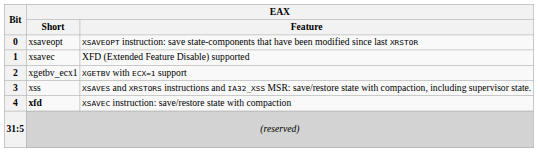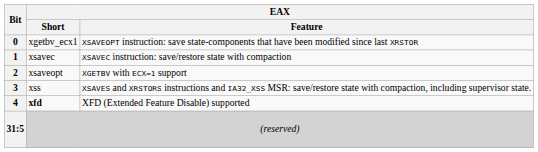(46, 42) xsaveopt -> (53, 42) xgetbv_ecx1
(166, 57) XFD (Extended Feature Disable) supported -> (187, 57) XSAVEC instruction: save/restore state with compaction
(53, 73) xgetbv_ecx1 -> (46, 73) xsaveopt
(187, 103) XSAVEC instruction: save/restore state with compaction -> (166, 103) XFD (Extended Feature Disable) supported
